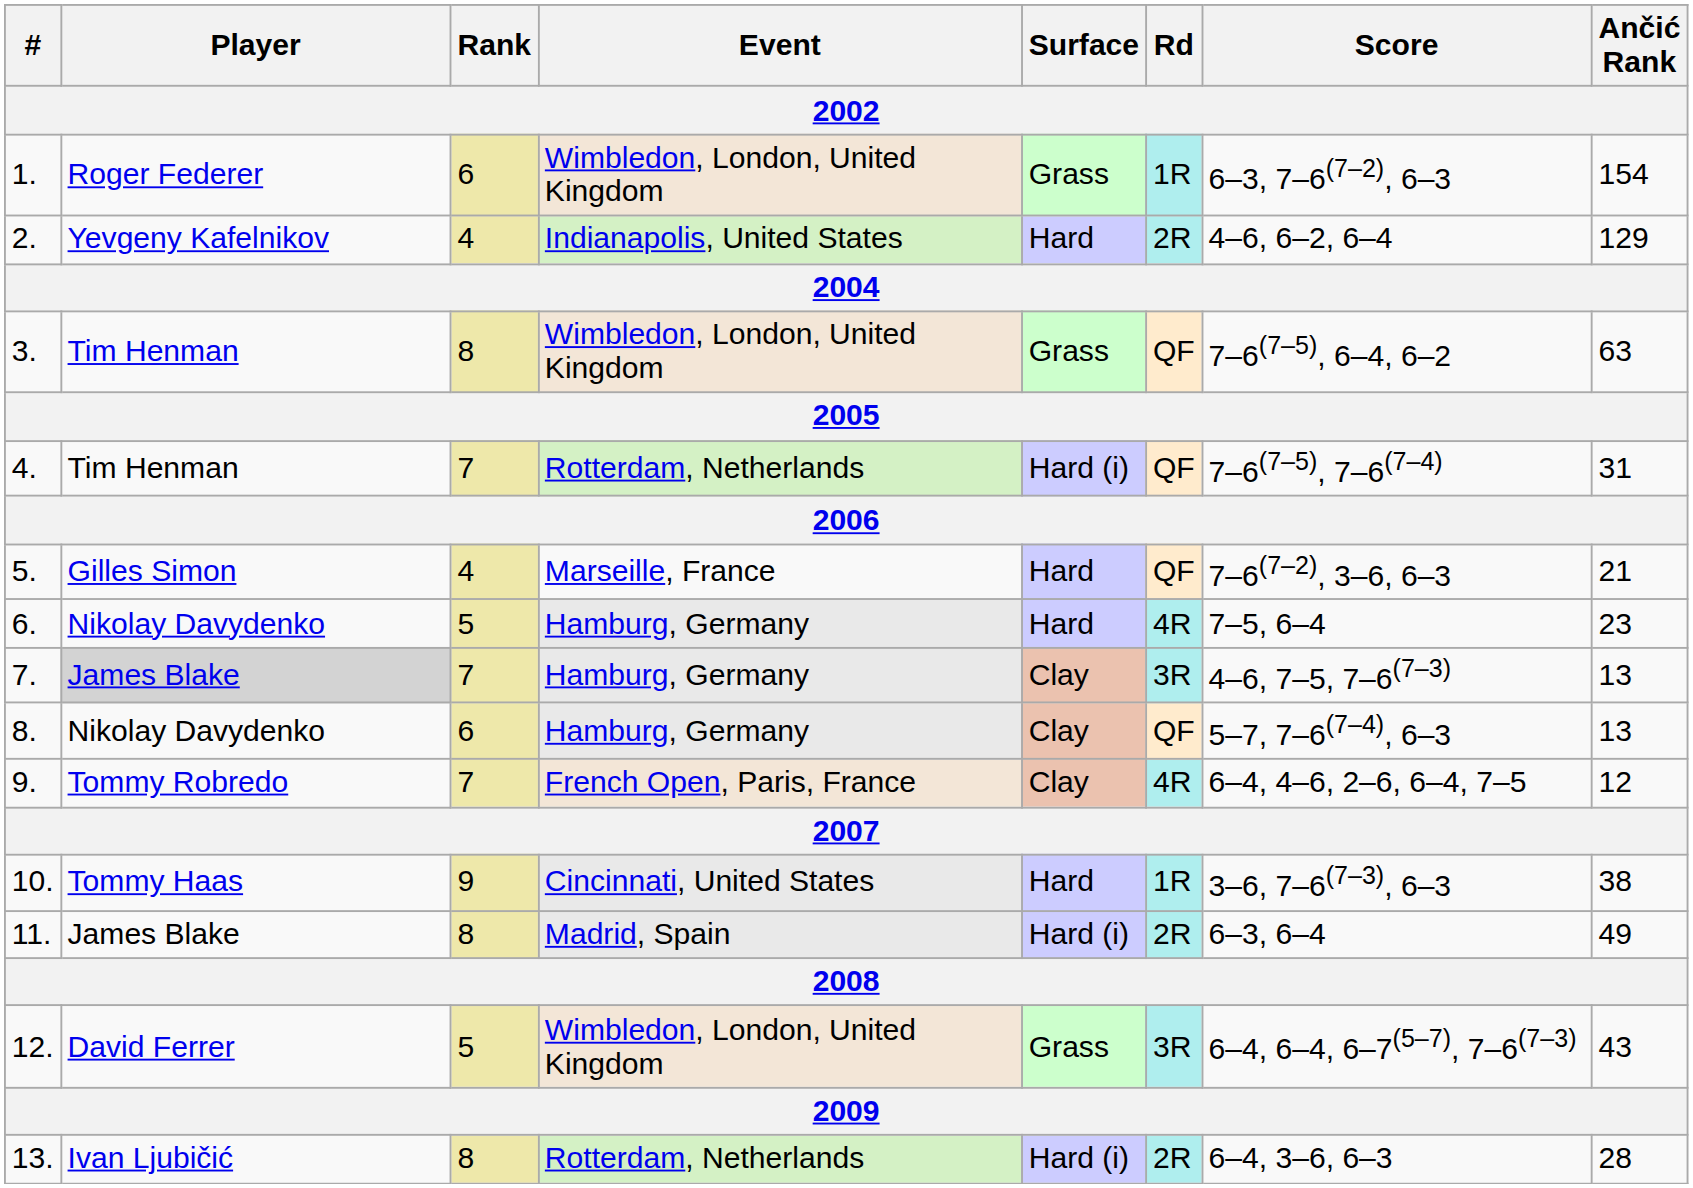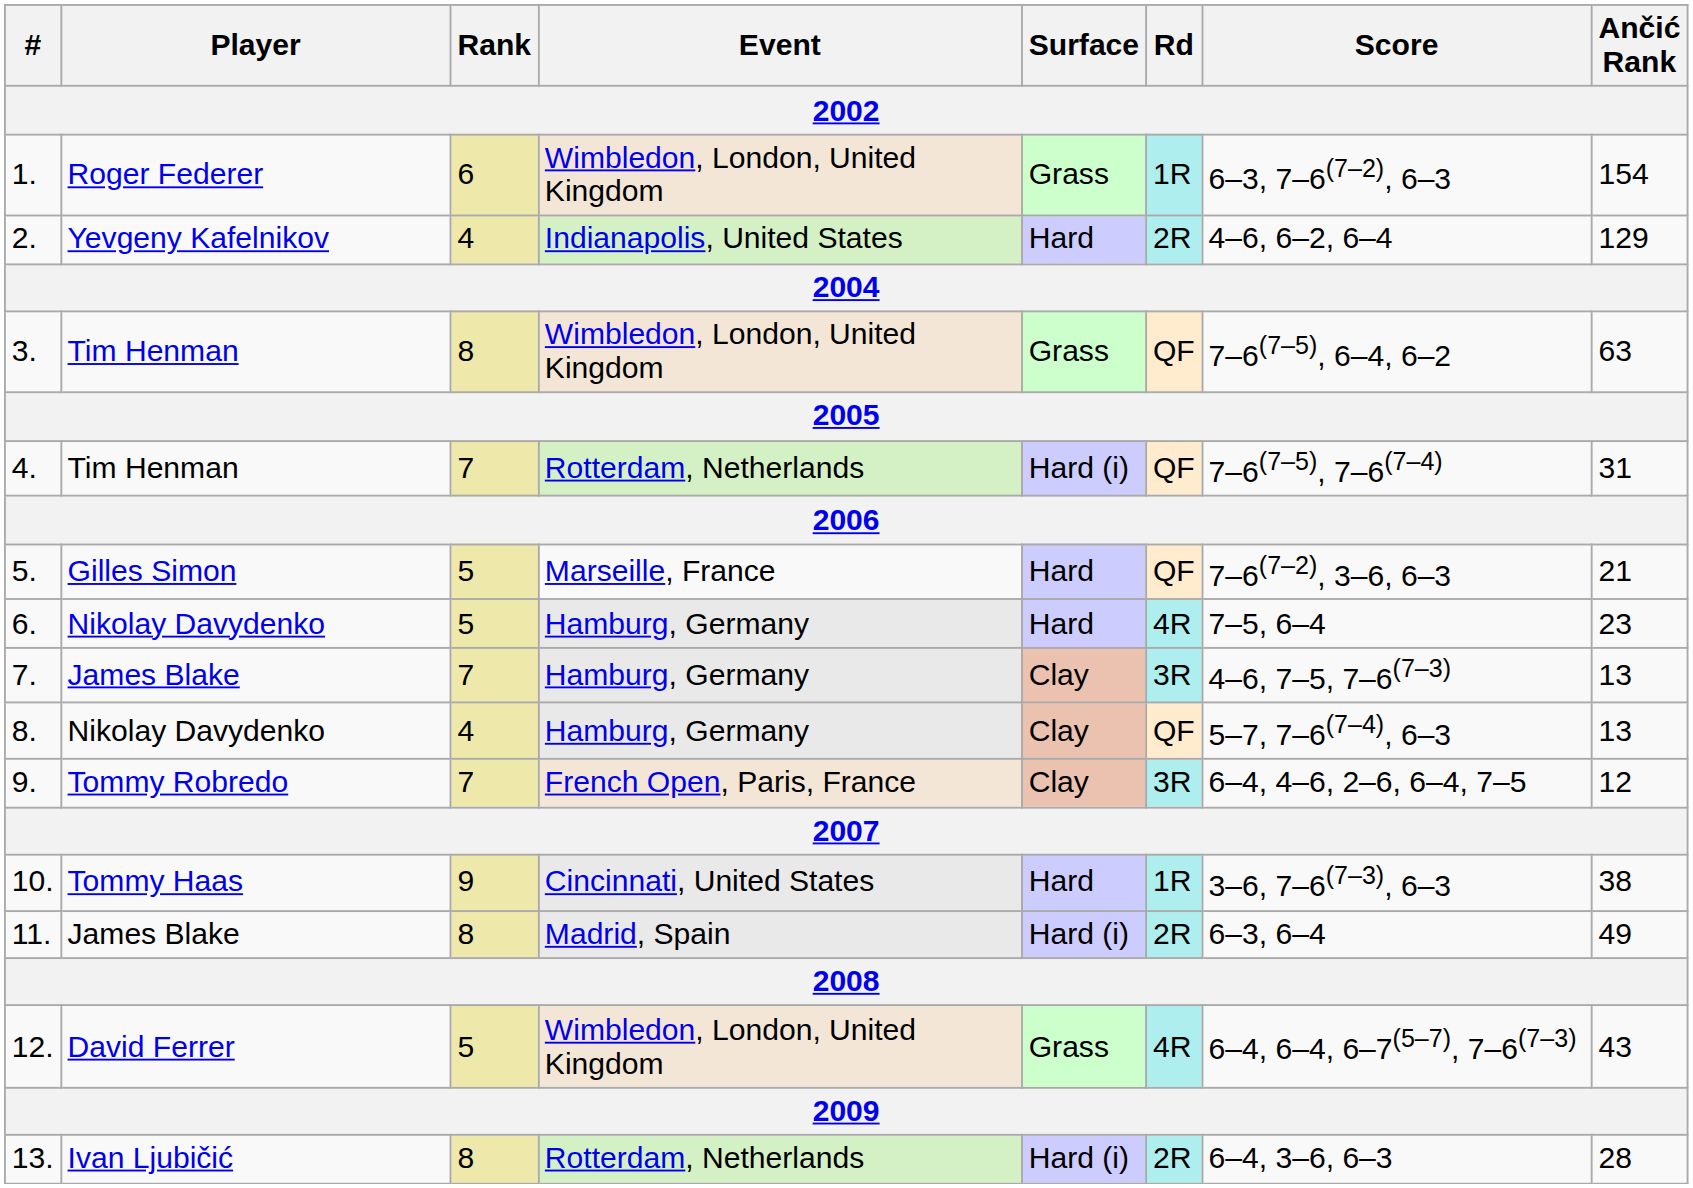(466, 571) 4 -> (466, 571) 5
(154, 674) lightgrey background -> (154, 674) no background
(466, 730) 6 -> (466, 730) 4
(1172, 782) 4R -> (1172, 782) 3R
(1172, 1046) 3R -> (1172, 1046) 4R
